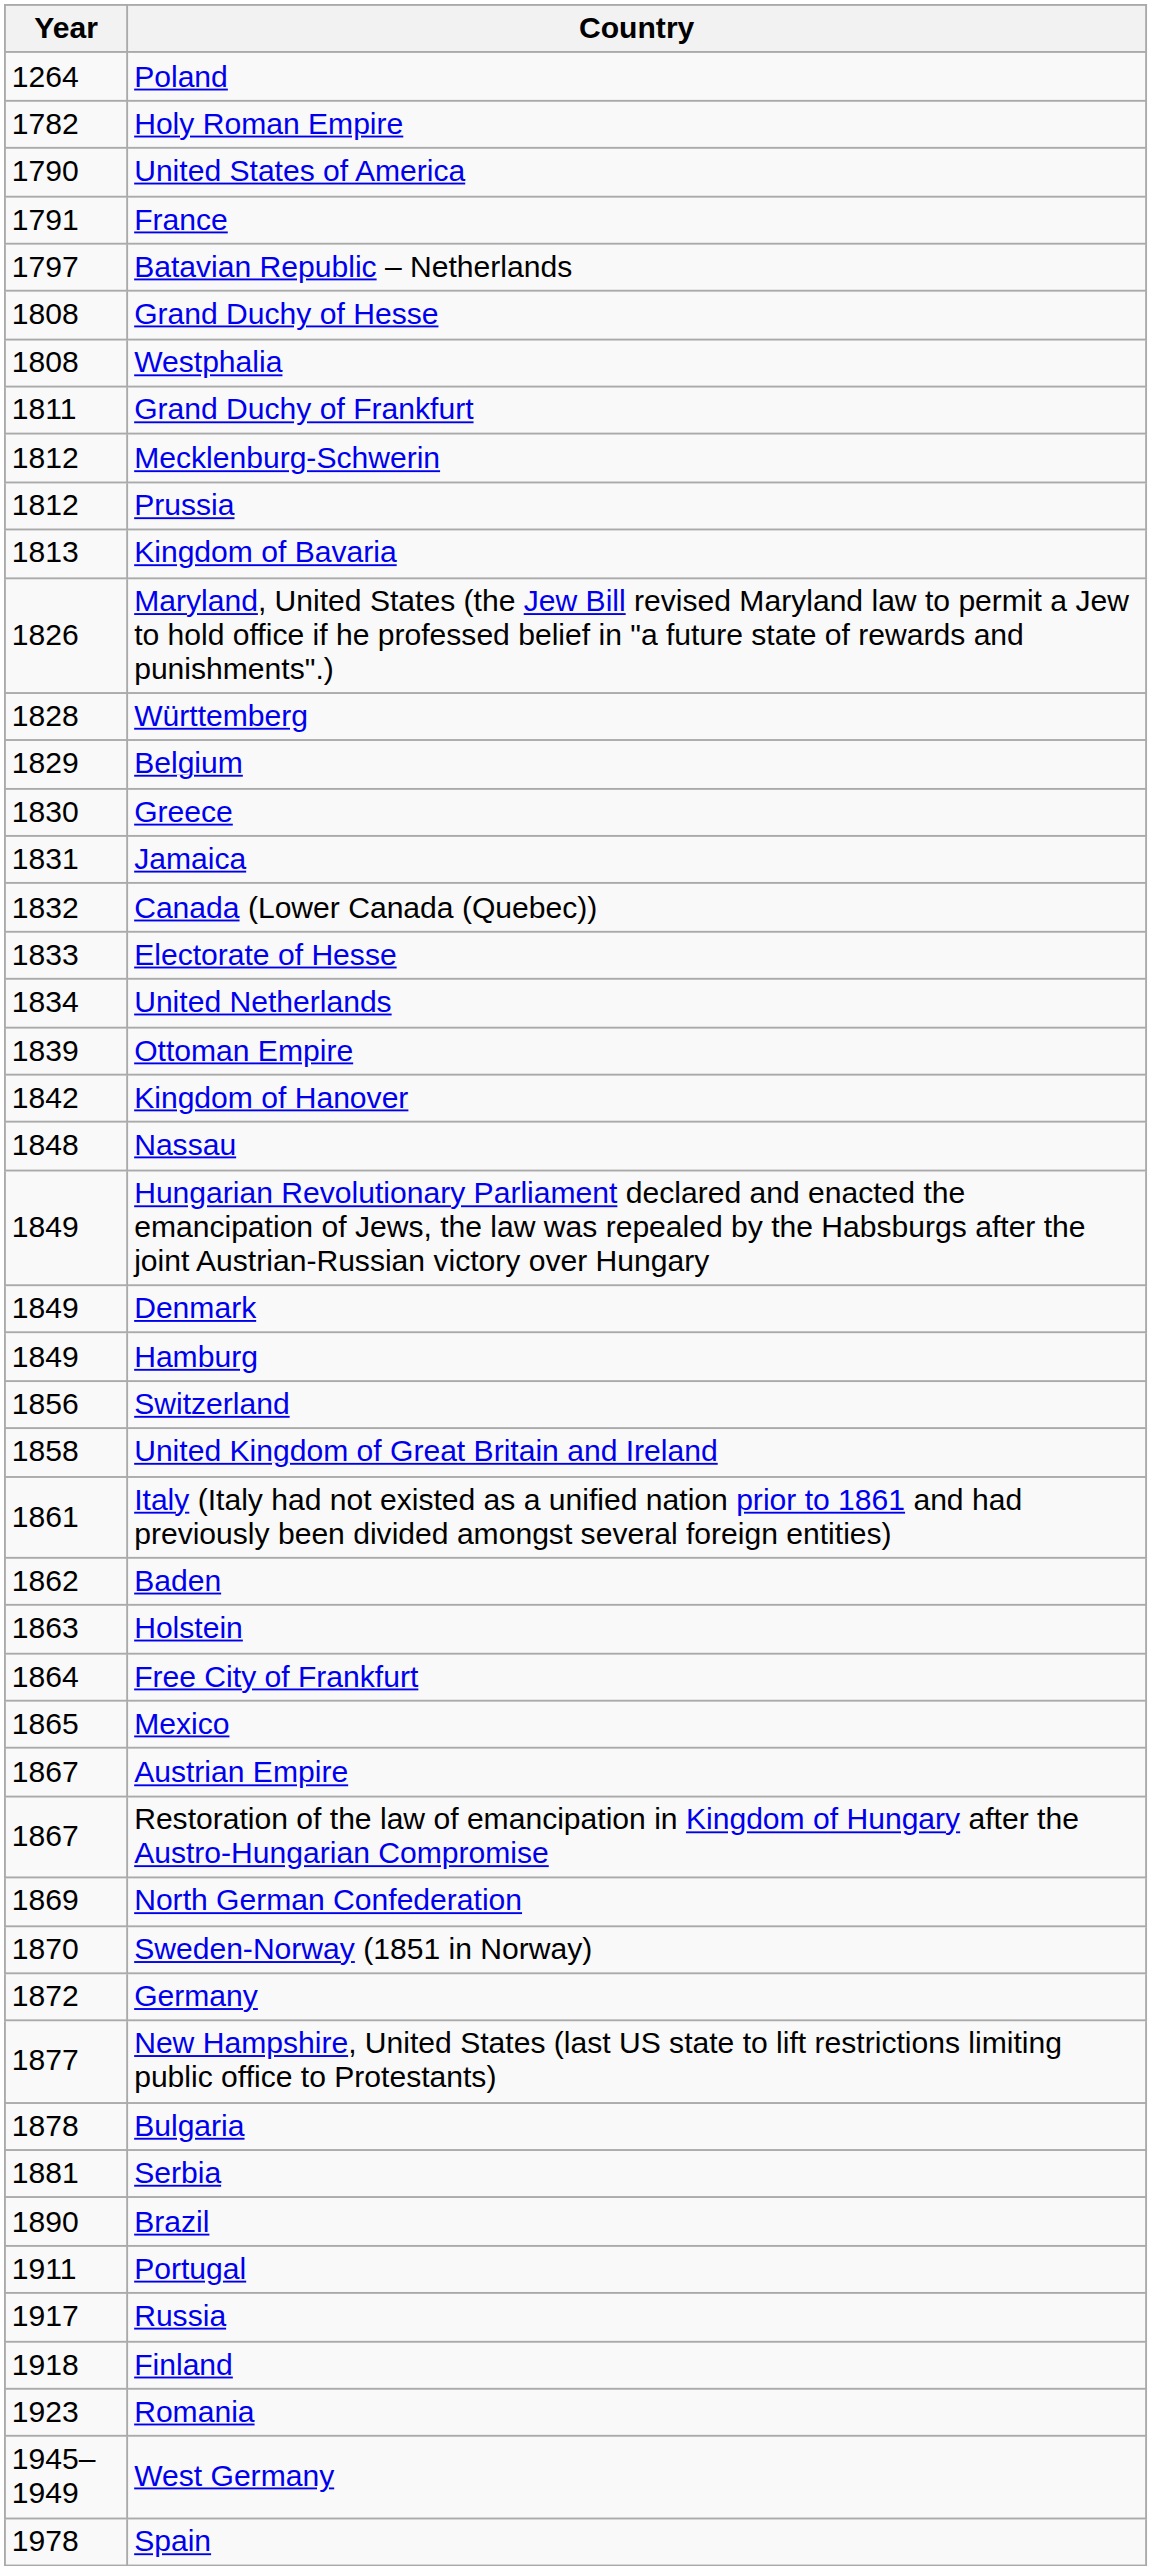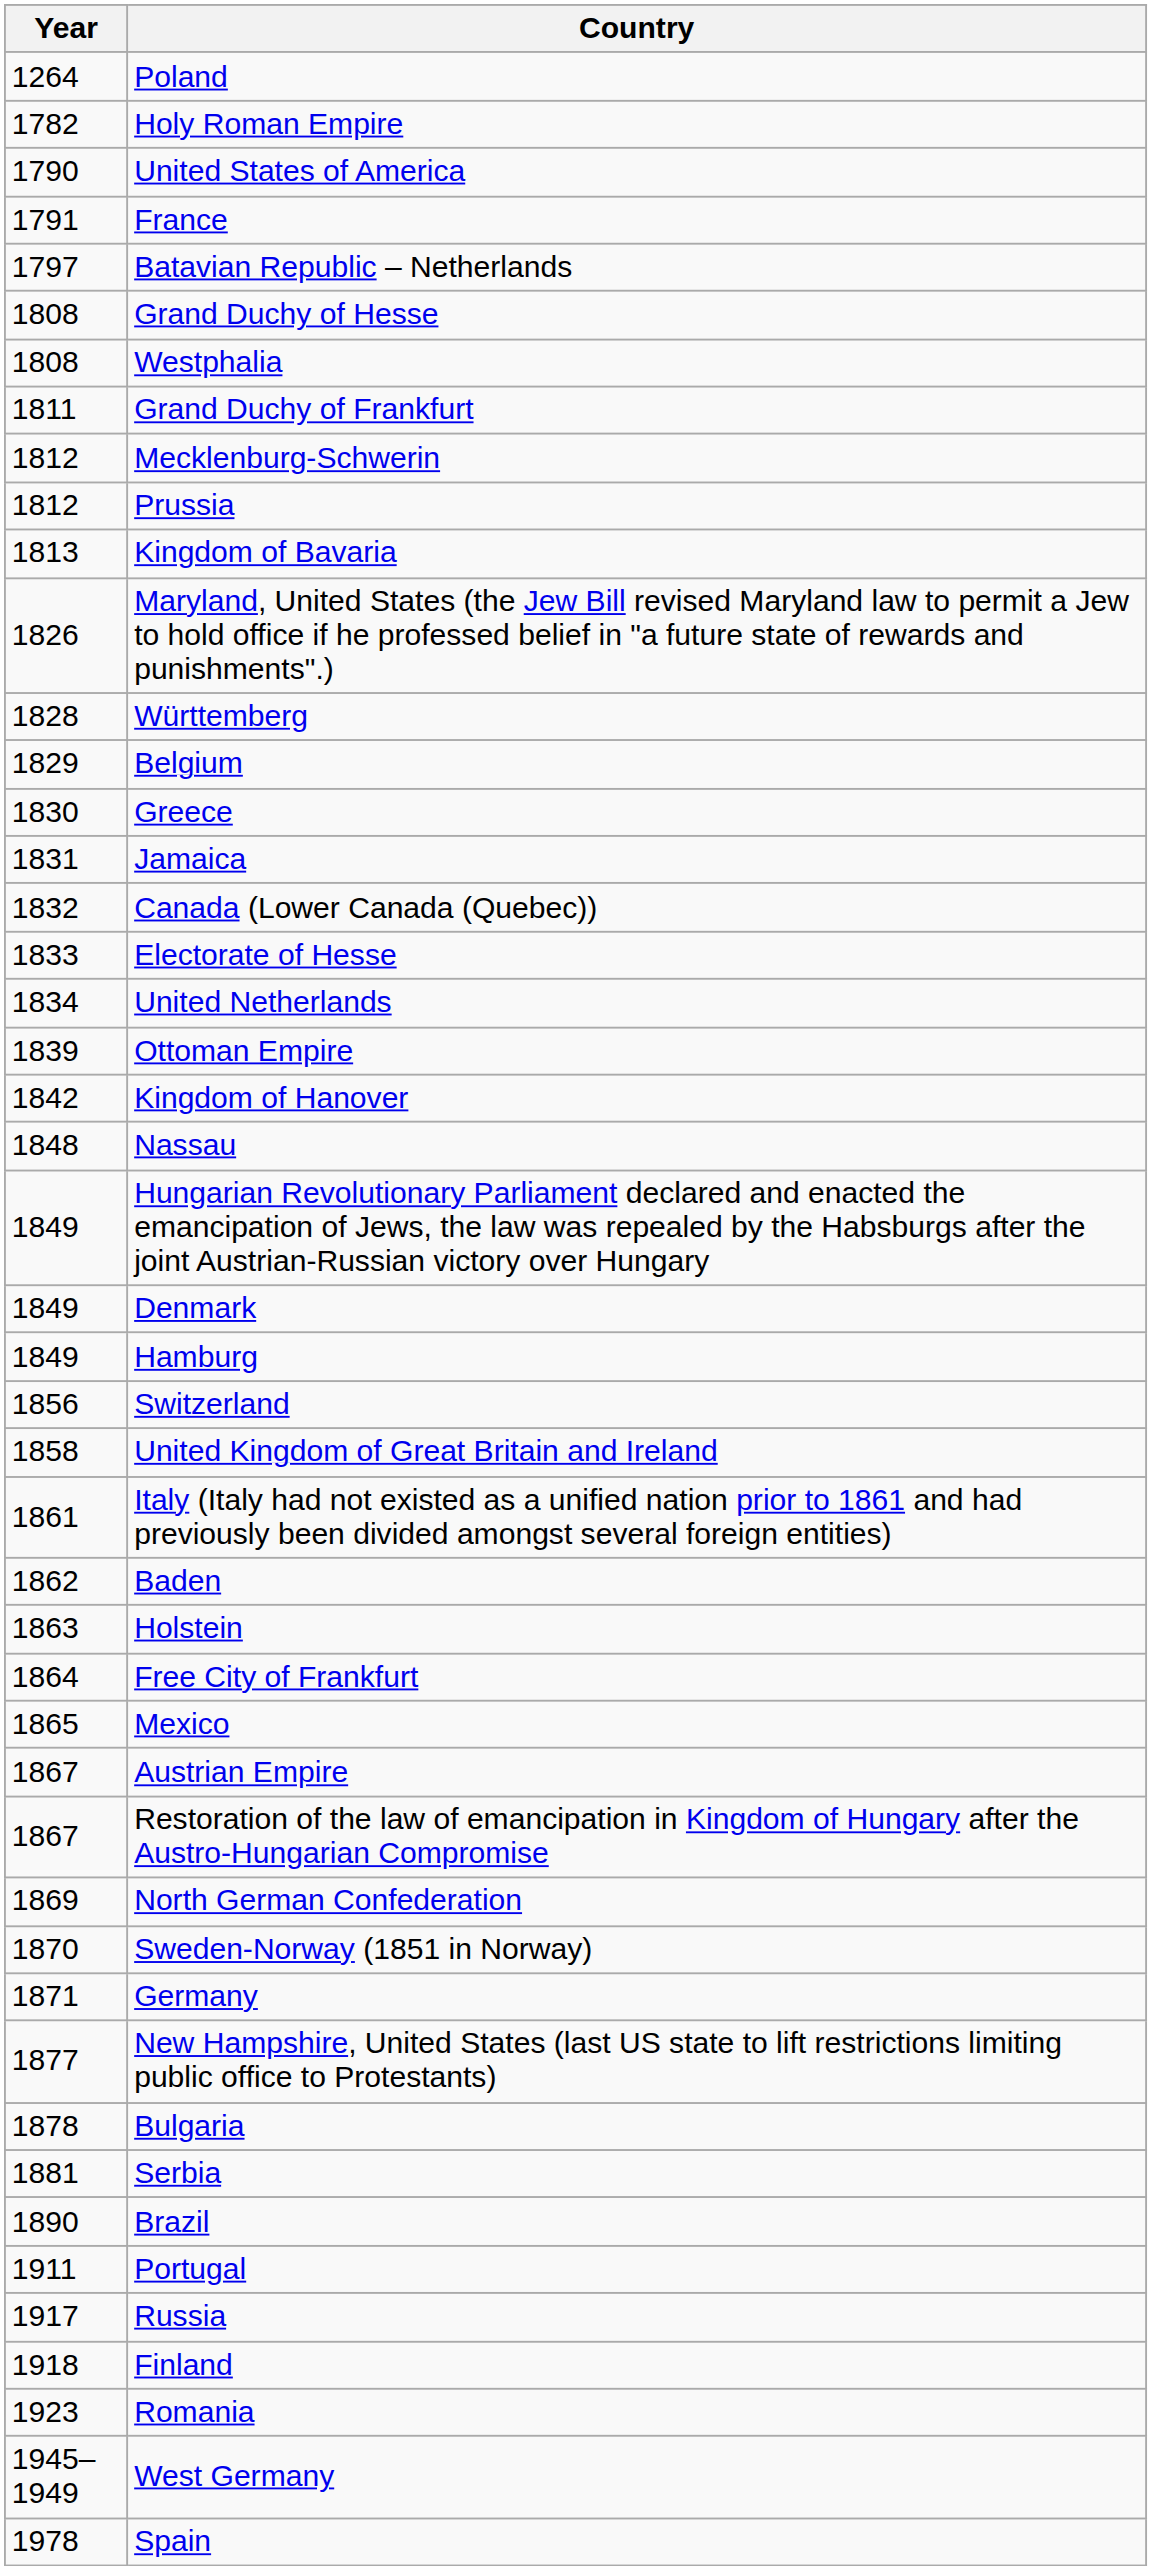(45, 1996) 1872 -> (45, 1996) 1871
